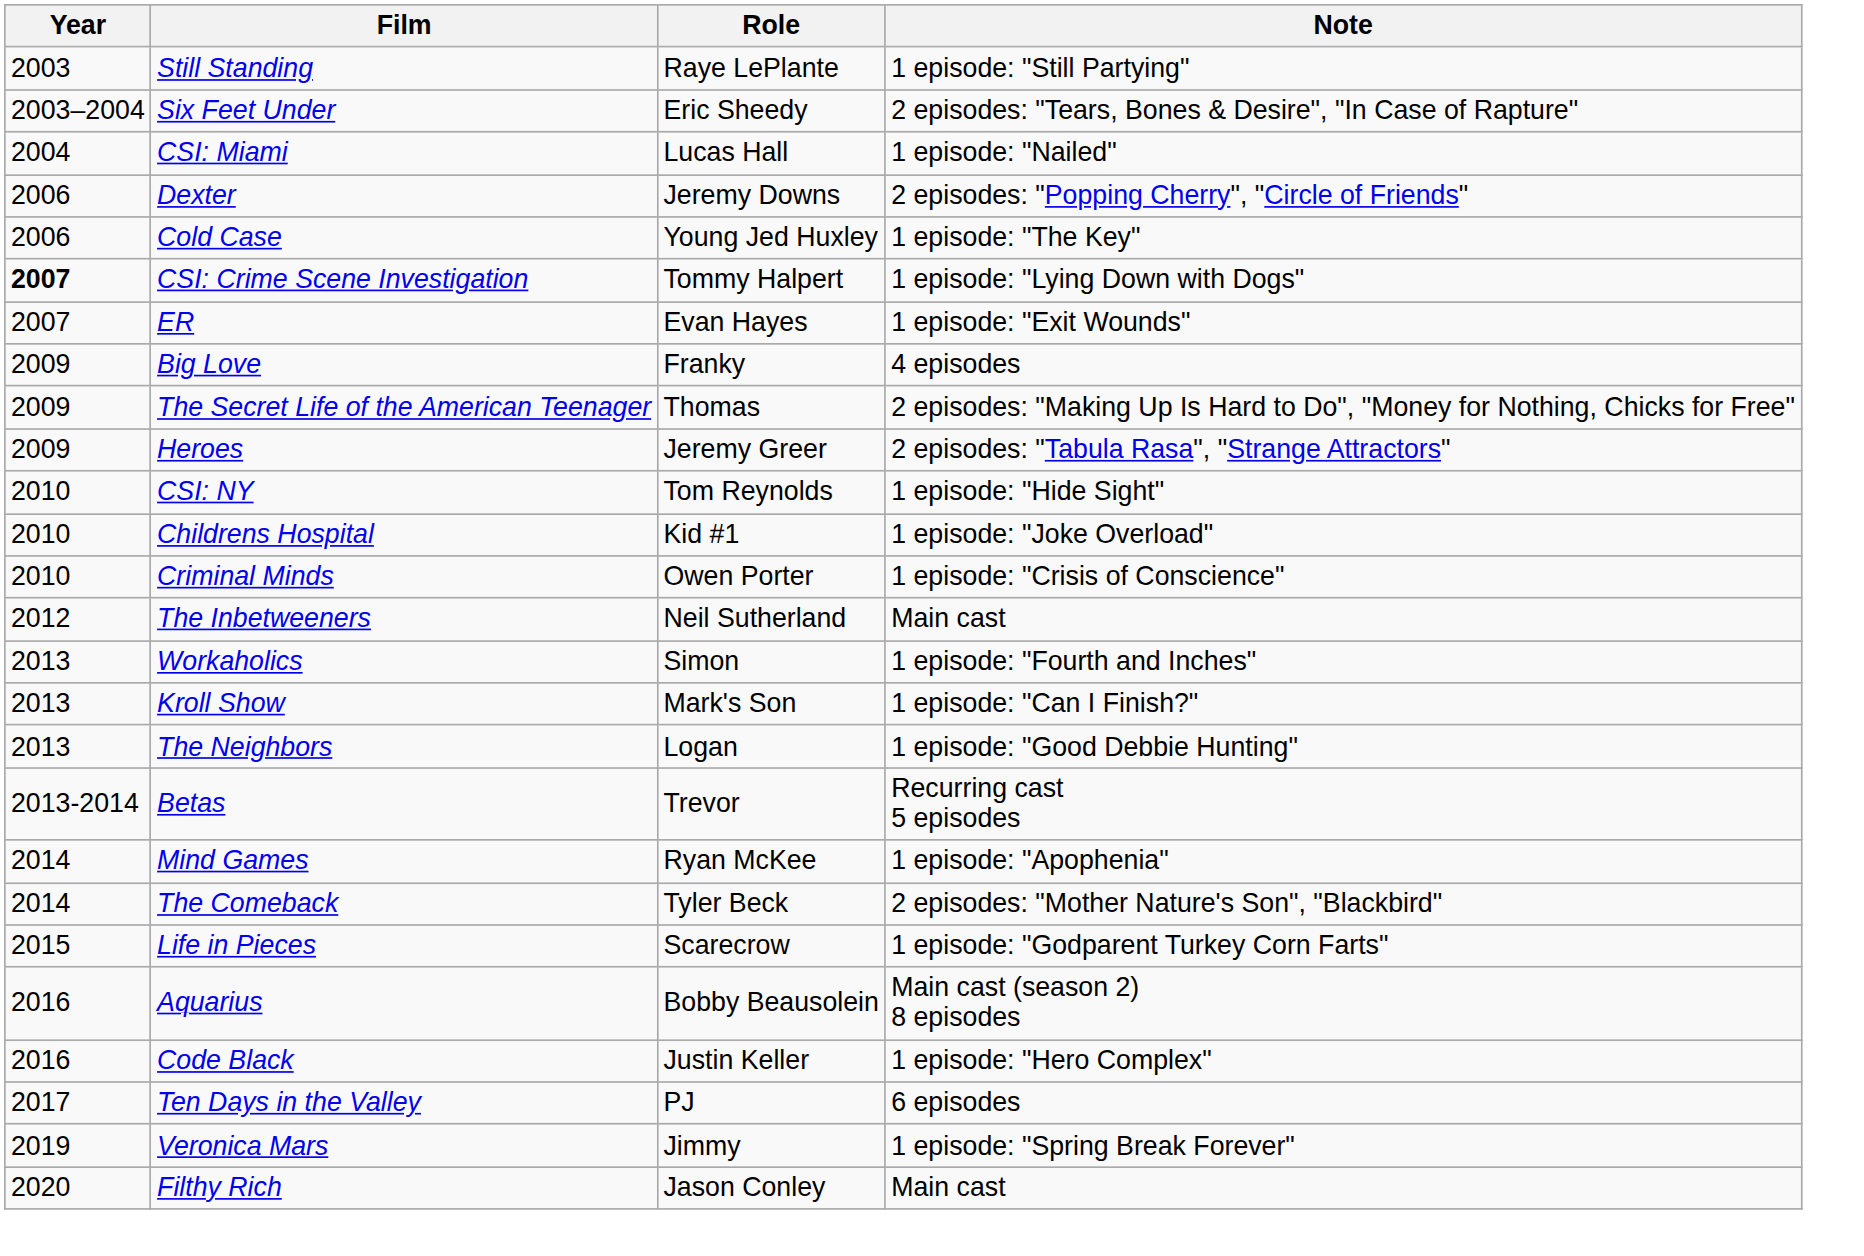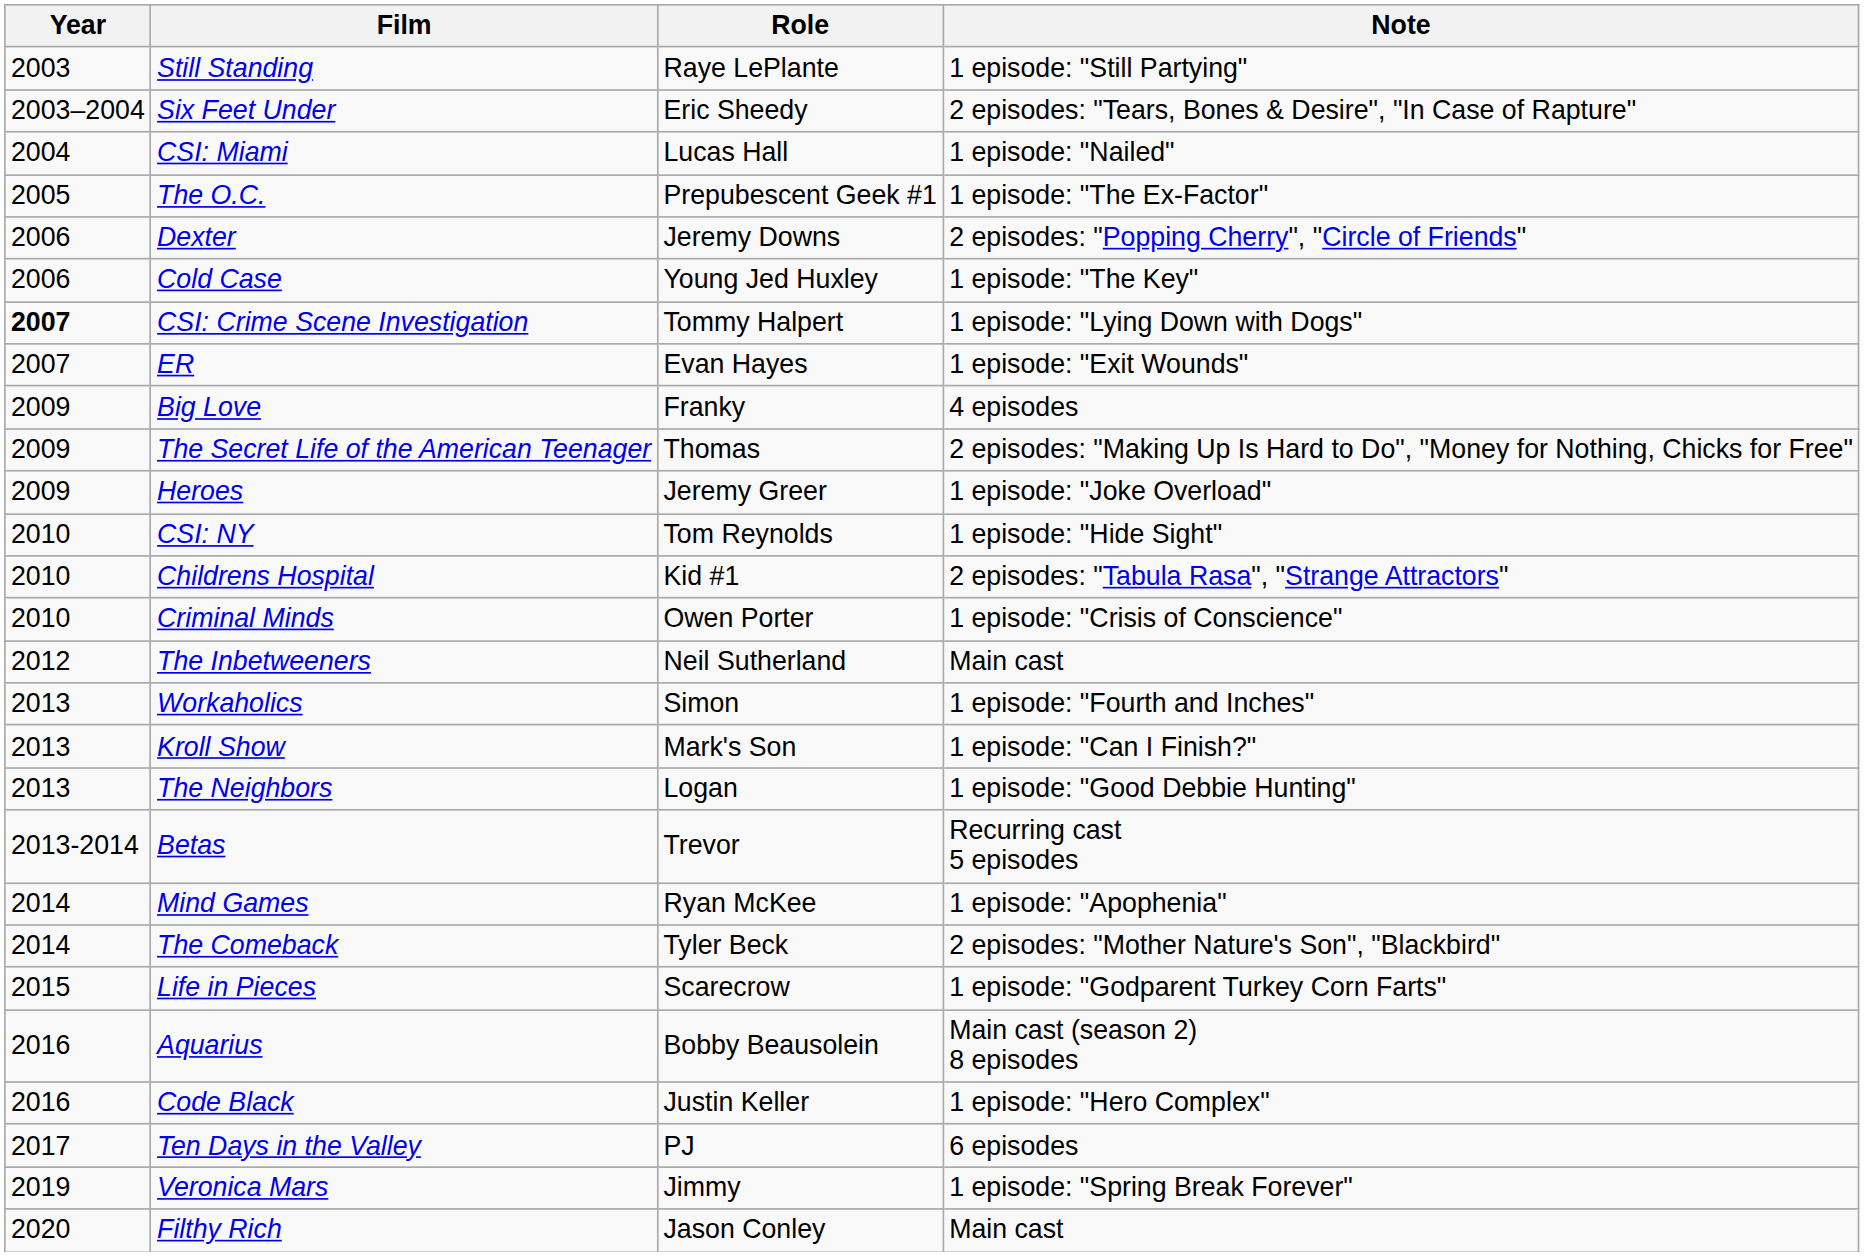+ row: (211, 195)
(1171, 449) 2 episodes: "Tabula Rasa", "Strange Attractors" -> (1110, 491) 1 episode: "Joke Overload"
(1052, 534) 1 episode: "Joke Overload" -> (1229, 576) 2 episodes: "Tabula Rasa", "Strange Attractors"
